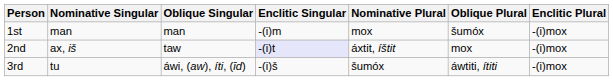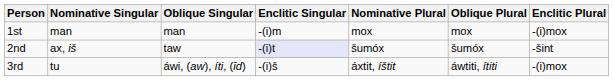(467, 31) šumóx -> (462, 31) mox
(373, 48) áxtit, íštit -> (368, 48) šumóx
(462, 48) mox -> (467, 48) šumóx
(549, 48) -(i)mox -> (543, 48) -šint
(368, 66) šumóx -> (373, 66) áxtit, íštit
